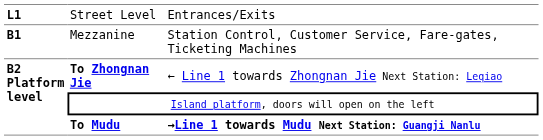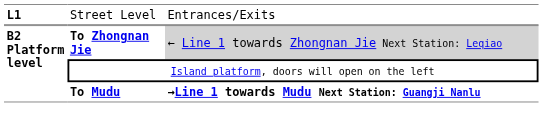- row: (102, 35)
(335, 76) no background -> (335, 43) lightgrey background
